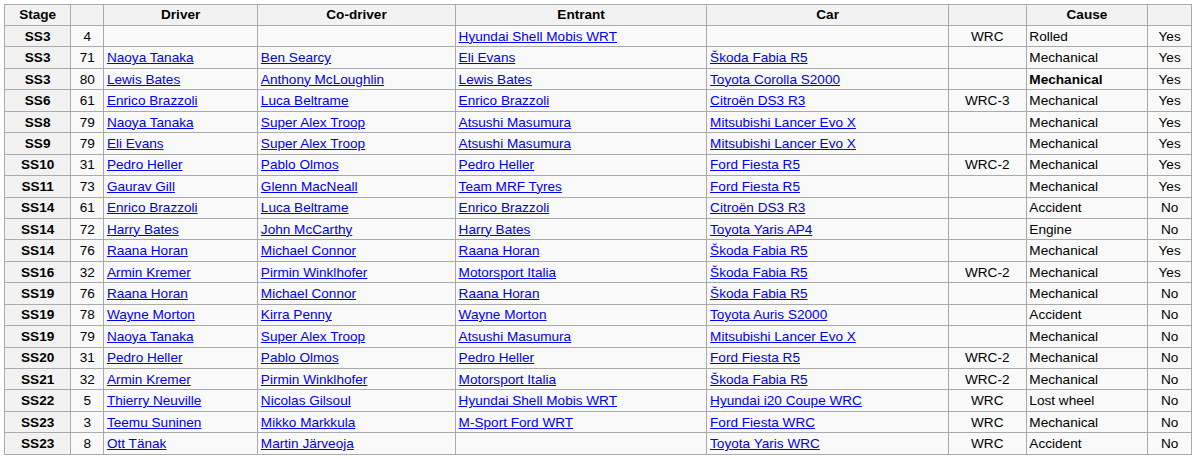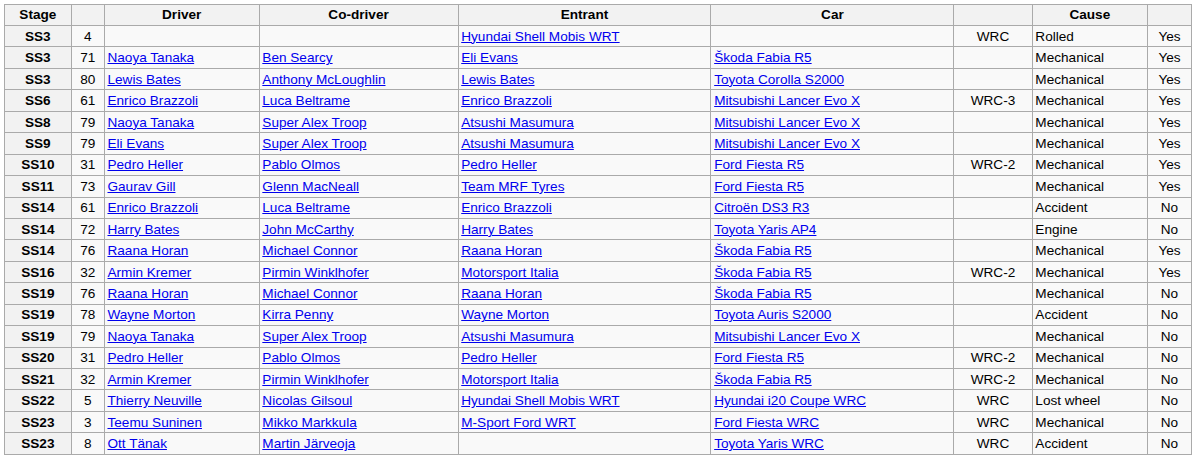(1066, 79) bold -> (1070, 79) normal
(758, 101) Citroën DS3 R3 -> (787, 101) Mitsubishi Lancer Evo X
